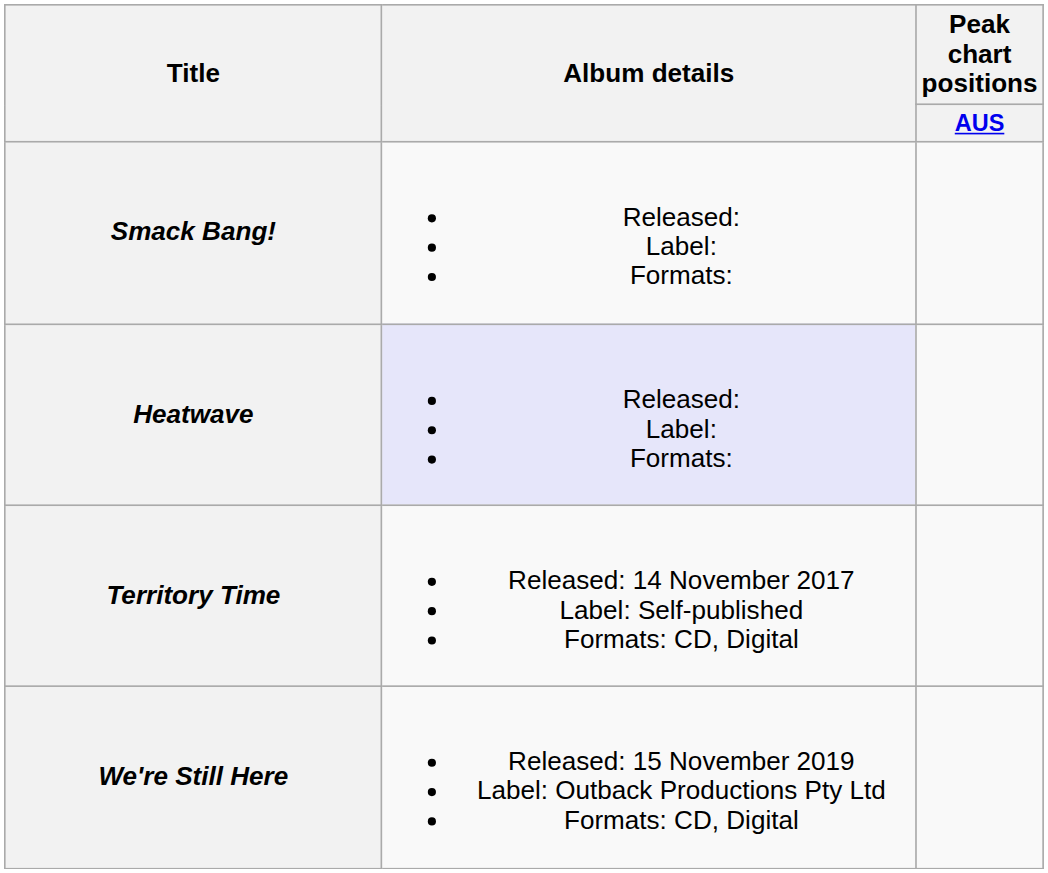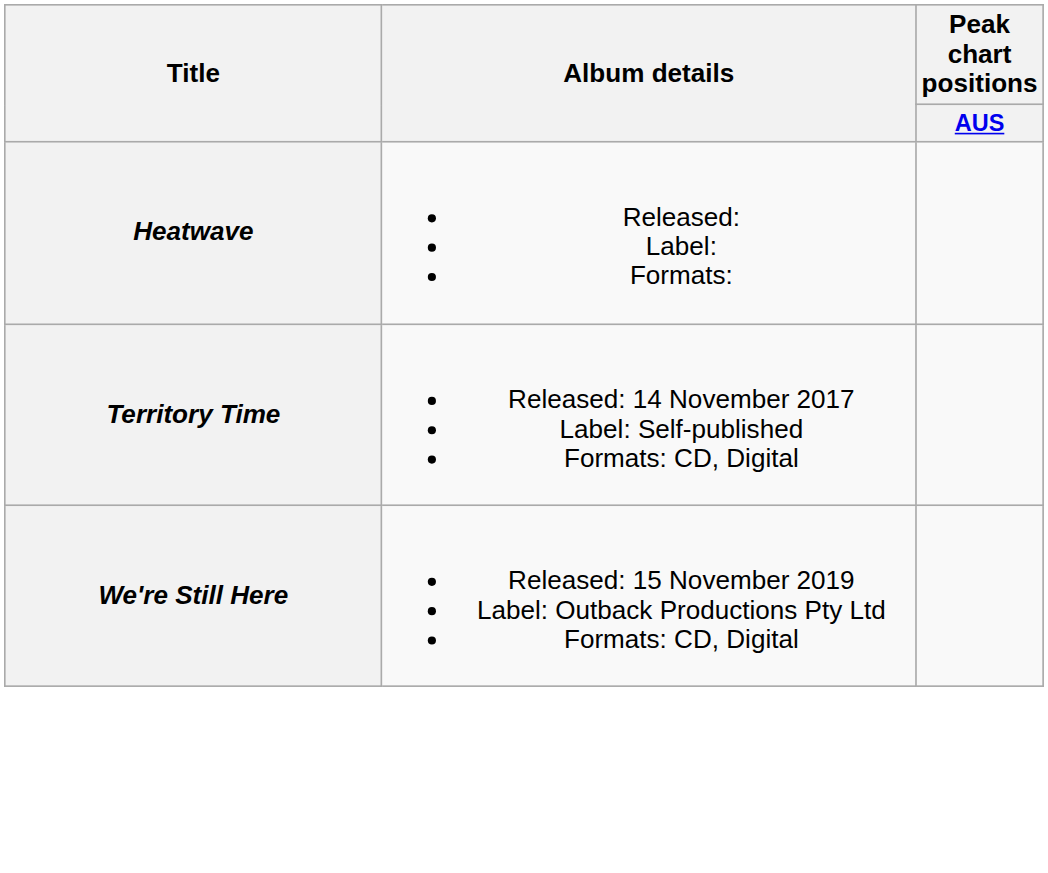- row: (193, 232)
(649, 429) lavender background -> (649, 247) no background
